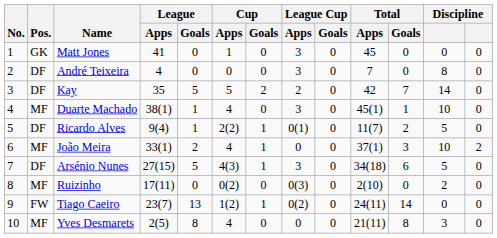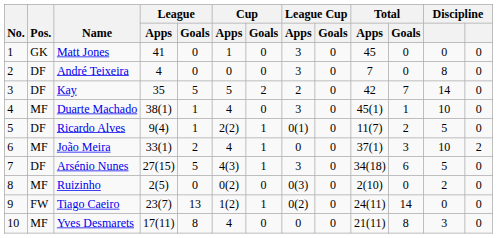(159, 185) 17(11) -> (159, 185) 2(5)
(159, 223) 2(5) -> (159, 223) 17(11)
